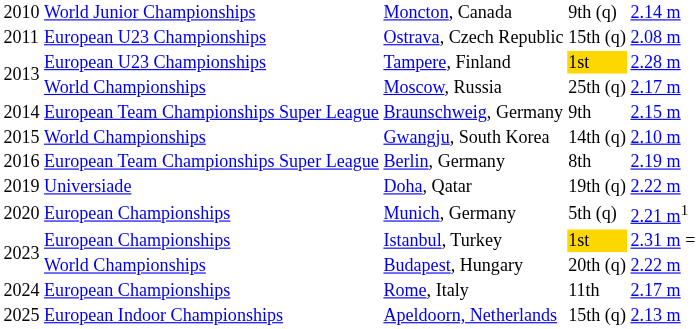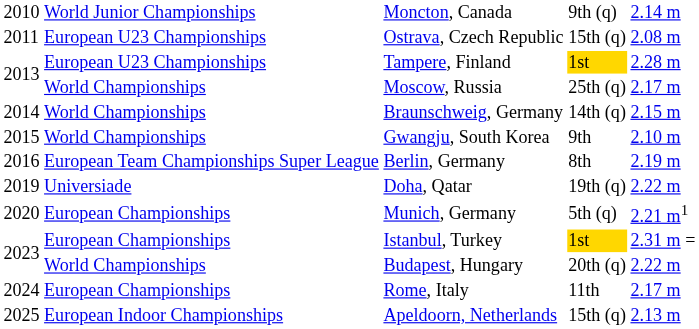(211, 111) European Team Championships Super League -> (125, 111) World Championships
(580, 111) 9th -> (597, 111) 14th (q)
(597, 136) 14th (q) -> (580, 136) 9th
